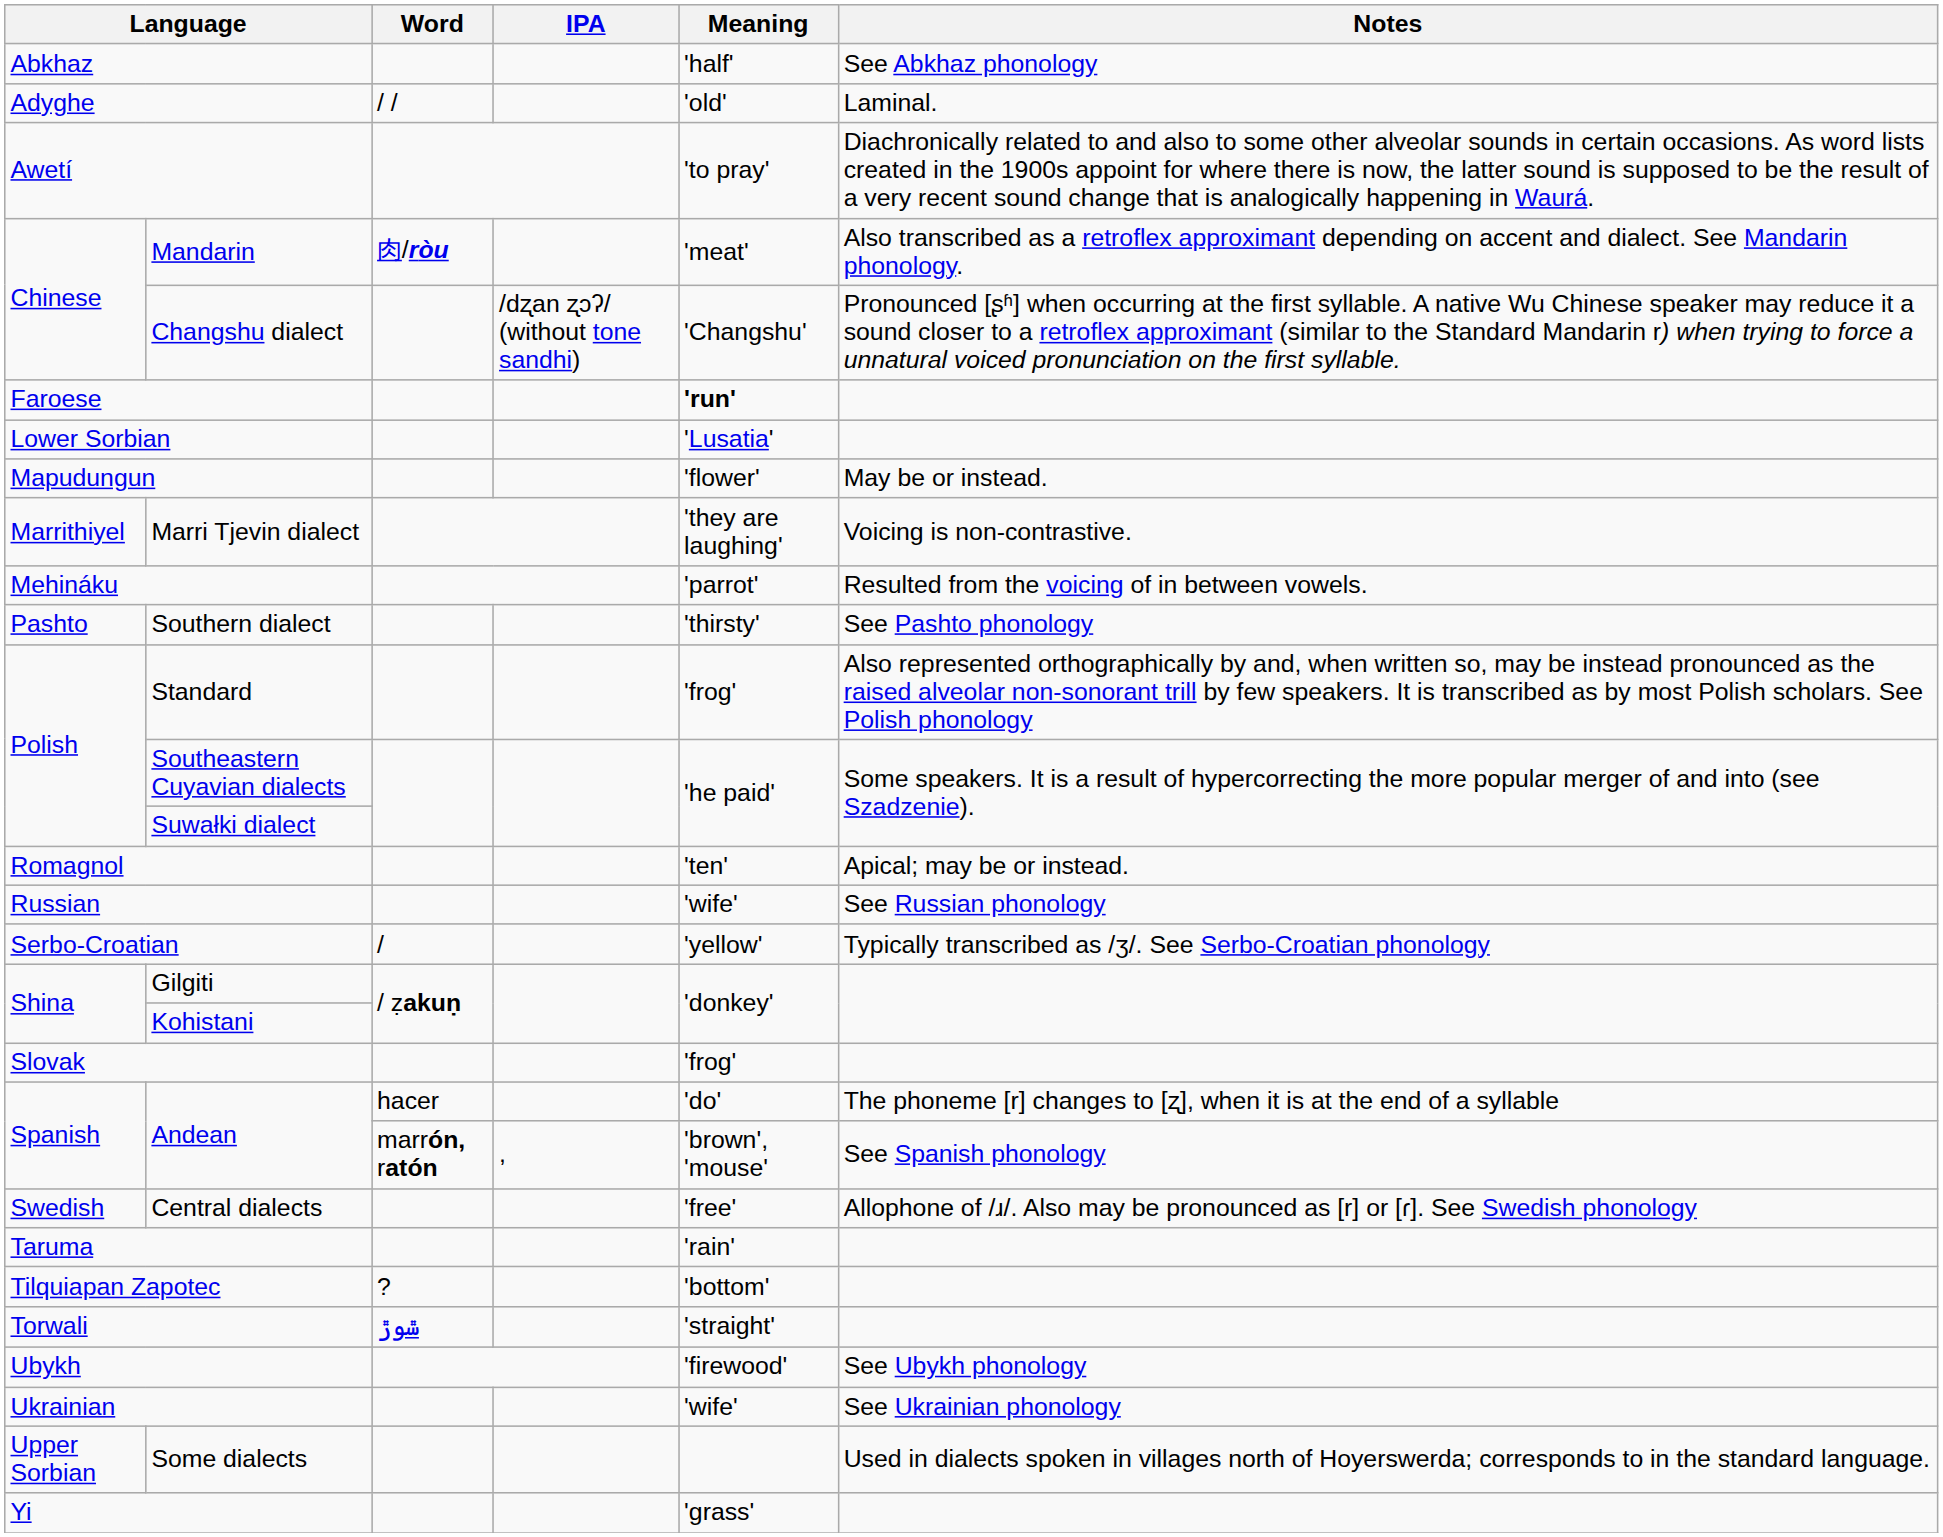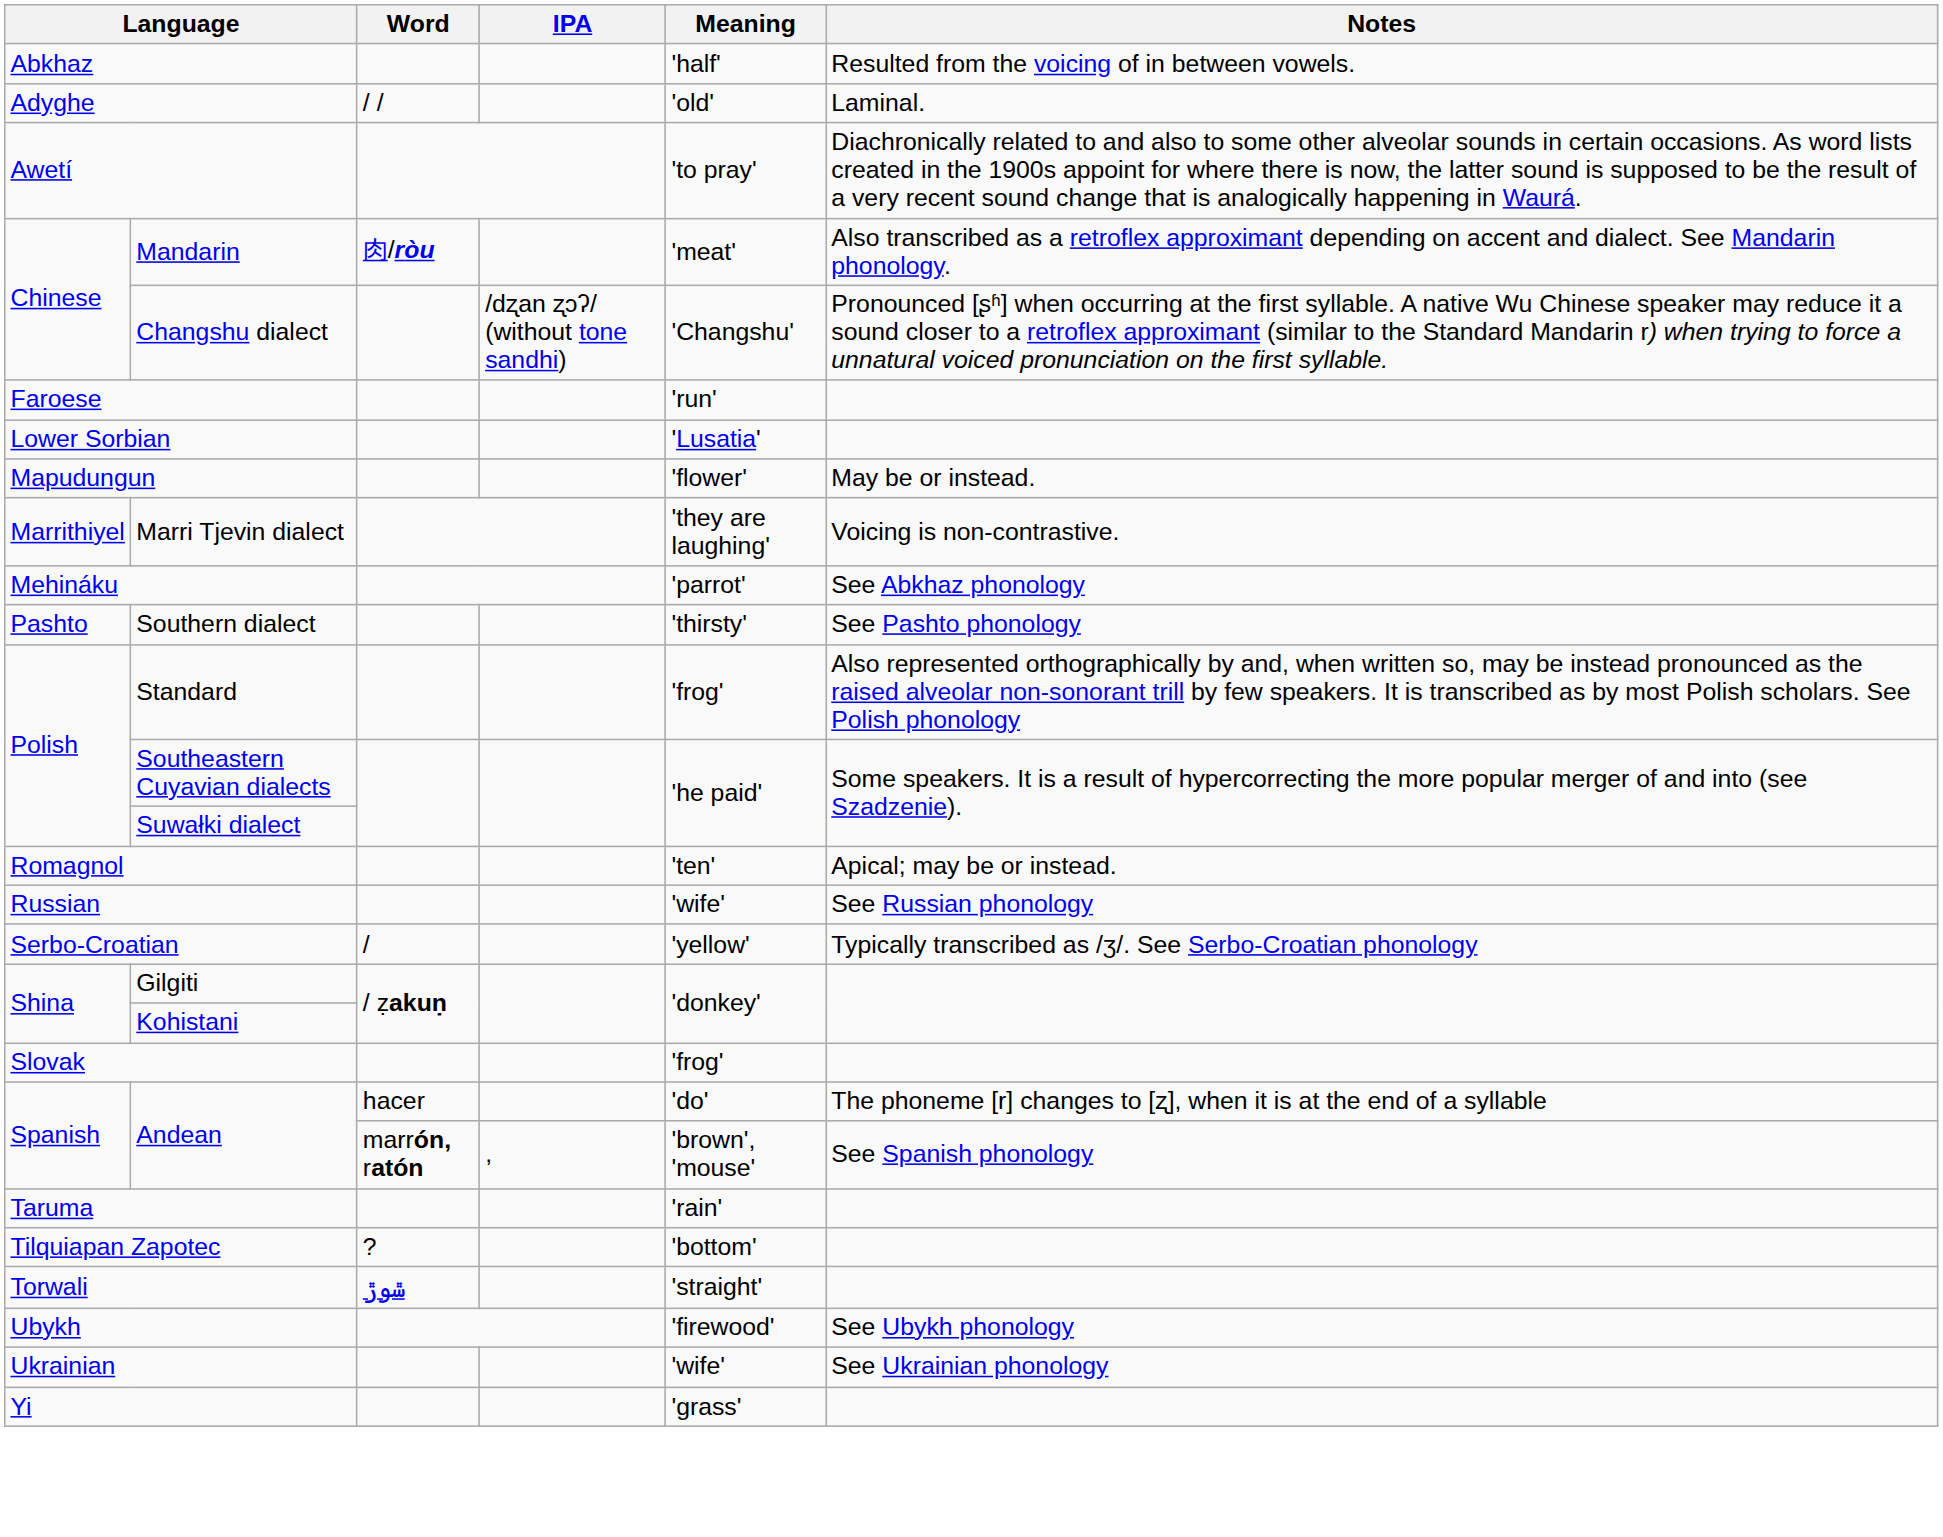(971, 63) See Abkhaz phonology -> (1093, 63) Resulted from the voicing of in between vowels.
(710, 399) bold -> (694, 399) normal
(1106, 584) Resulted from the voicing of in between vowels. -> (958, 584) See Abkhaz phonology
- row: (237, 1207)
- row: (229, 1459)
